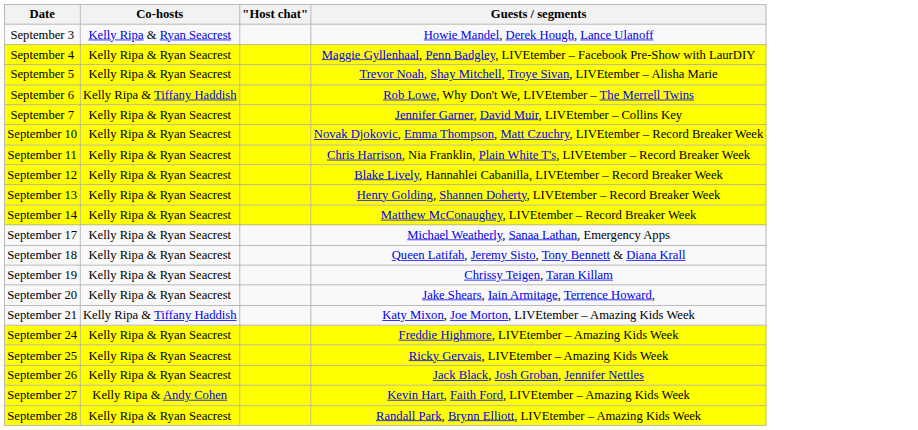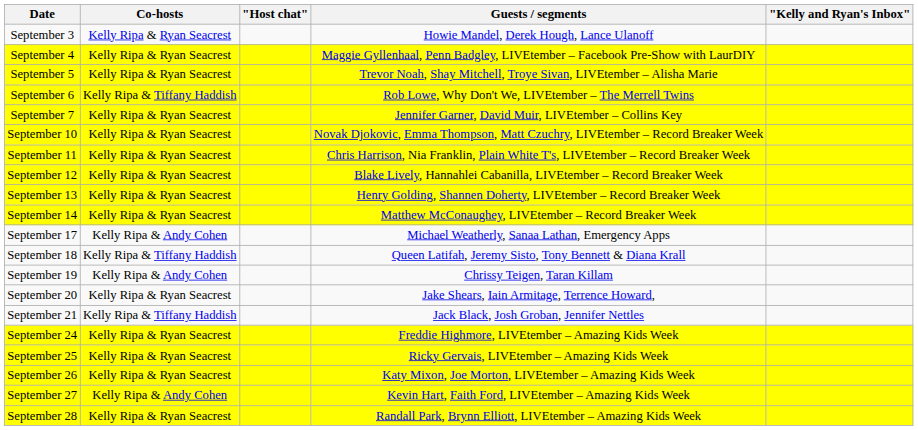+ column: (840, 14)
(160, 235) Kelly Ripa & Ryan Seacrest -> (160, 235) Kelly Ripa & Andy Cohen
(160, 255) Kelly Ripa & Ryan Seacrest -> (160, 255) Kelly Ripa & Tiffany Haddish
(160, 275) Kelly Ripa & Ryan Seacrest -> (160, 275) Kelly Ripa & Andy Cohen
(539, 315) Katy Mixon, Joe Morton, LIVEtember – Amazing Kids Week -> (539, 315) Jack Black, Josh Groban, Jennifer Nettles
(539, 375) Jack Black, Josh Groban, Jennifer Nettles -> (539, 375) Katy Mixon, Joe Morton, LIVEtember – Amazing Kids Week
